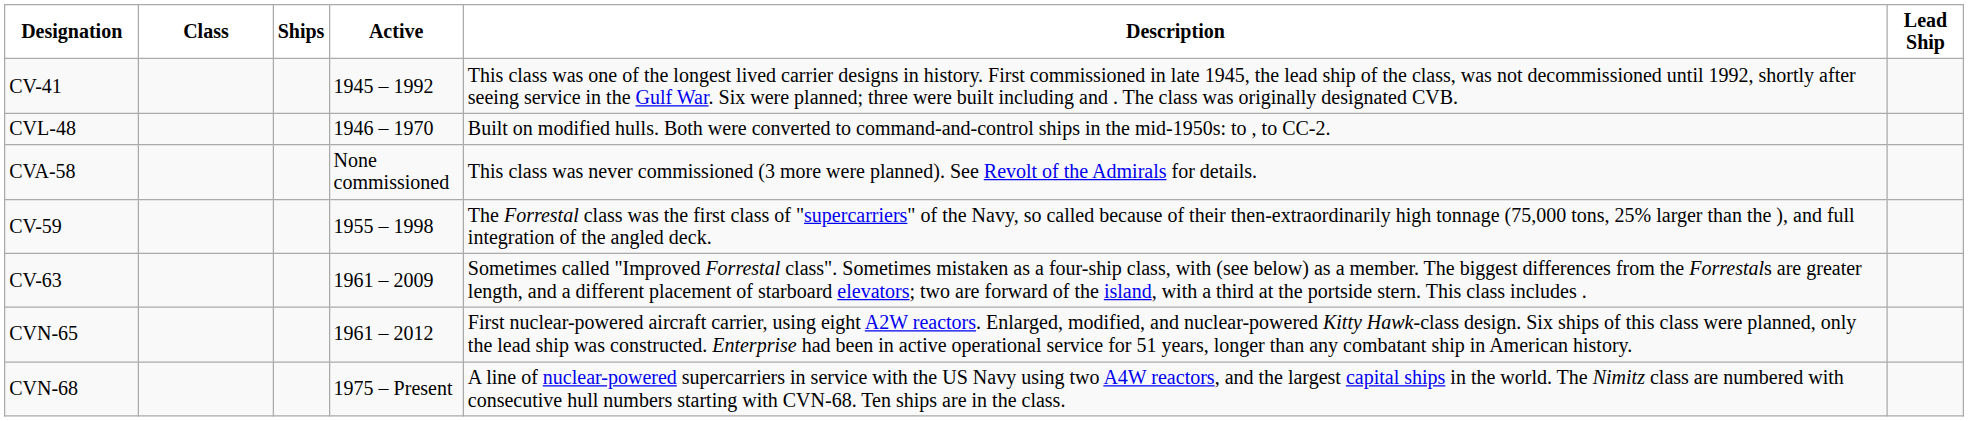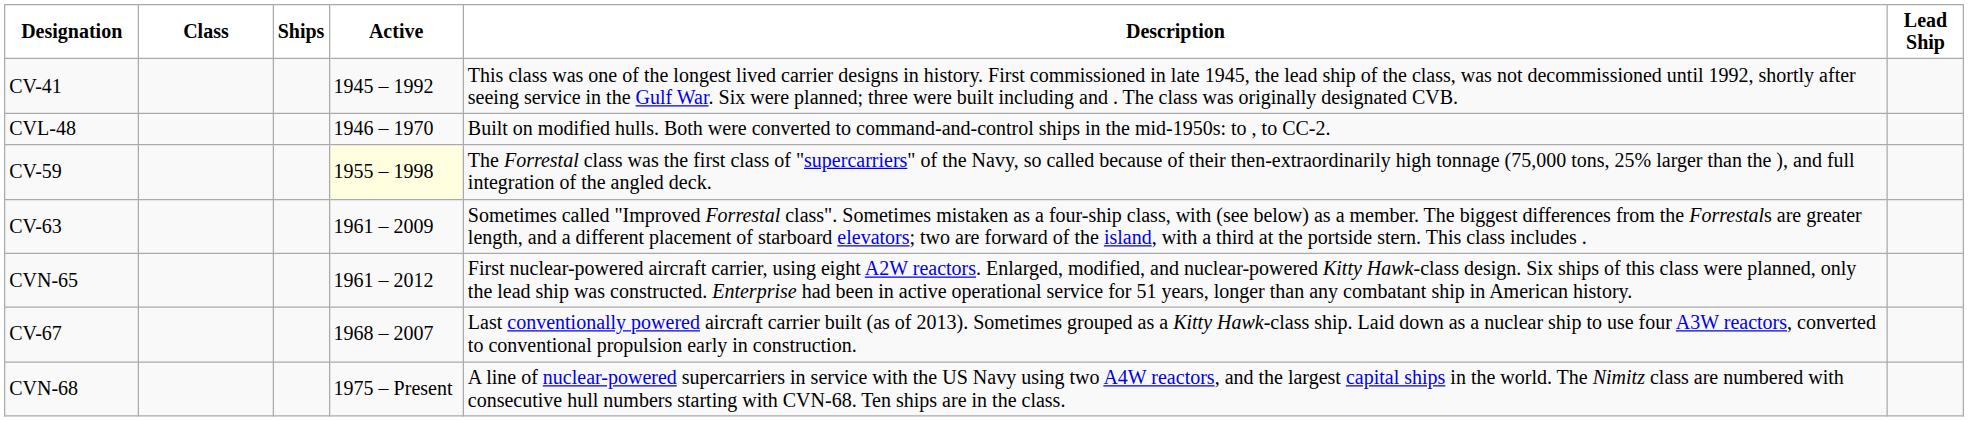- row: (42, 171)
(384, 225) no background -> (384, 171) lightyellow background
+ row: (36, 334)
